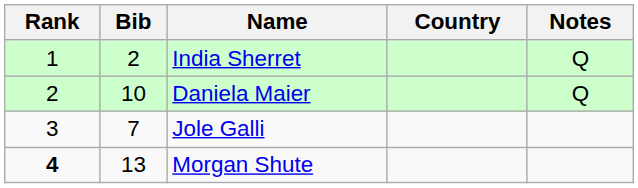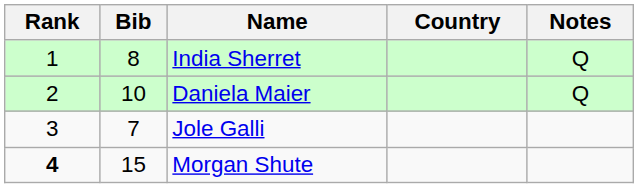(133, 57) 2 -> (133, 57) 8
(133, 164) 13 -> (133, 164) 15
